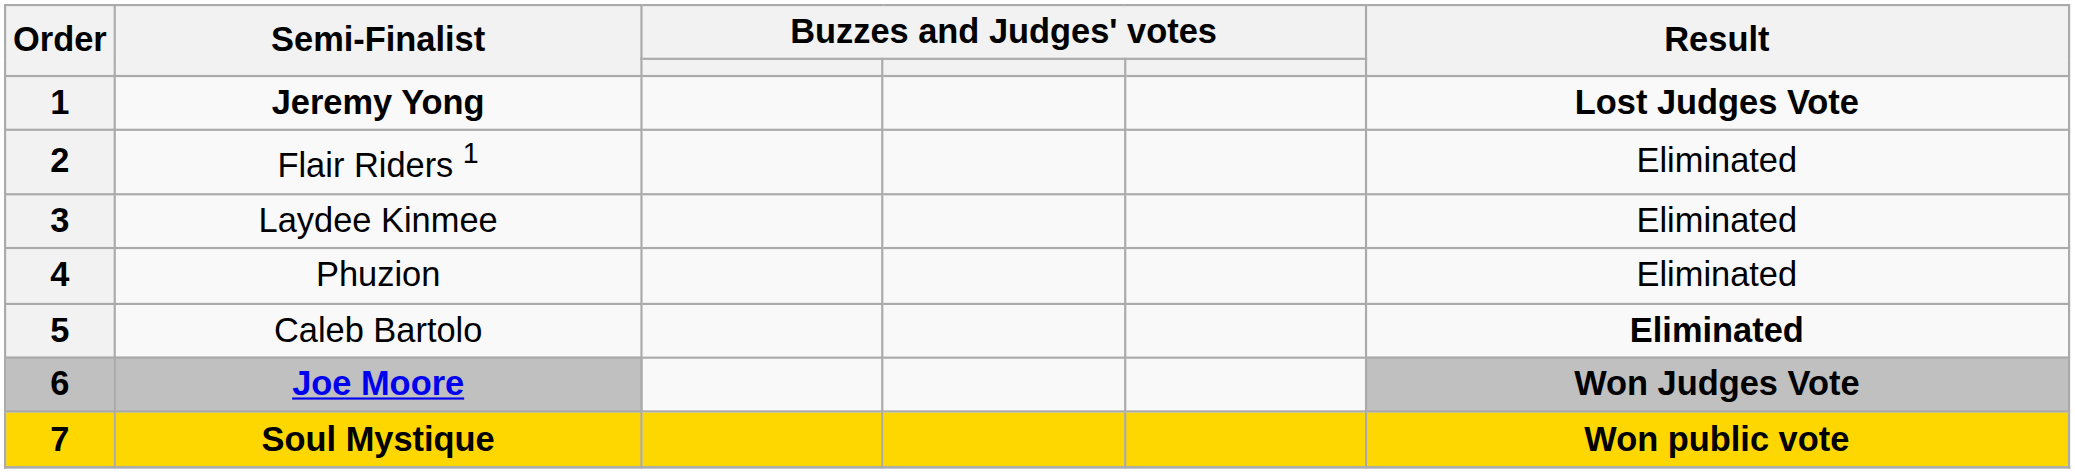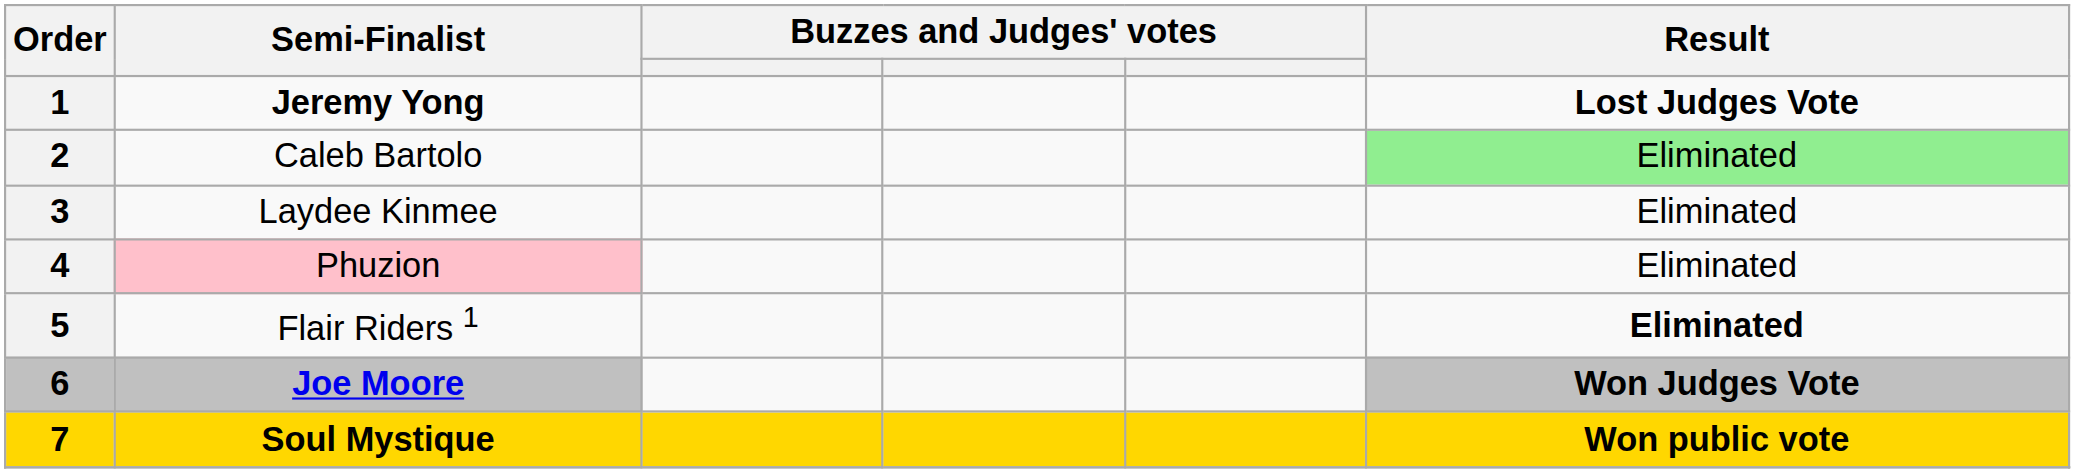(378, 161) Flair Riders 1 -> (378, 156) Caleb Bartolo
(1717, 161) no background -> (1717, 156) lightgreen background
(378, 275) no background -> (378, 265) pink background
(378, 329) Caleb Bartolo -> (378, 325) Flair Riders 1
